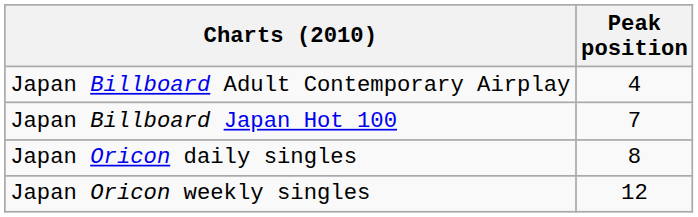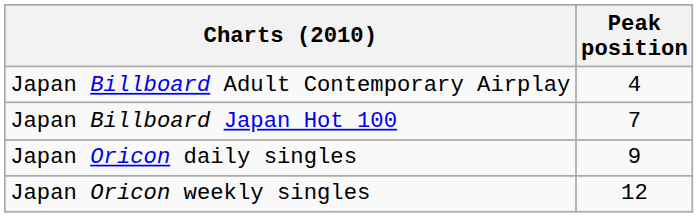(634, 157) 8 -> (634, 157) 9
